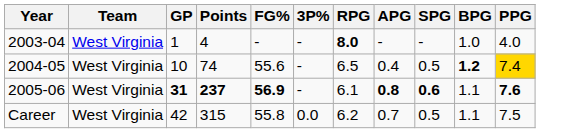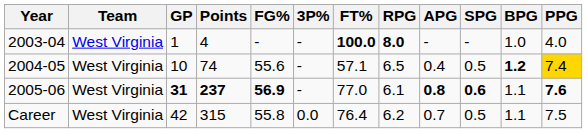+ column: (356, 16)
